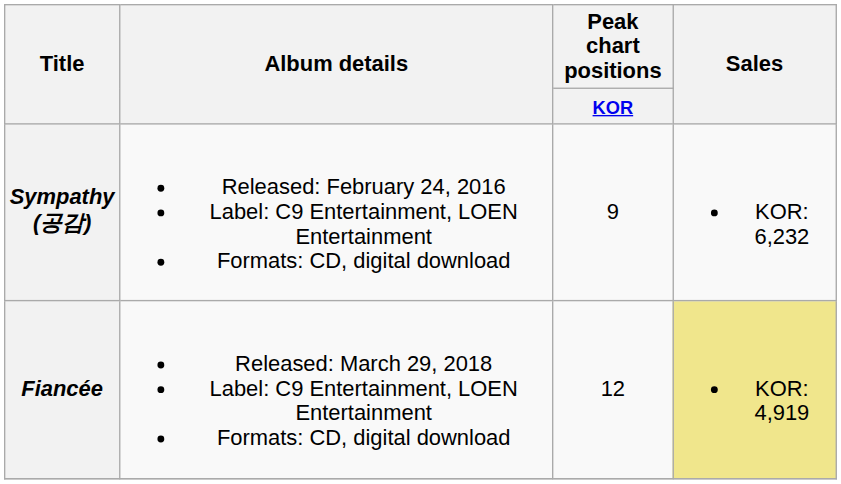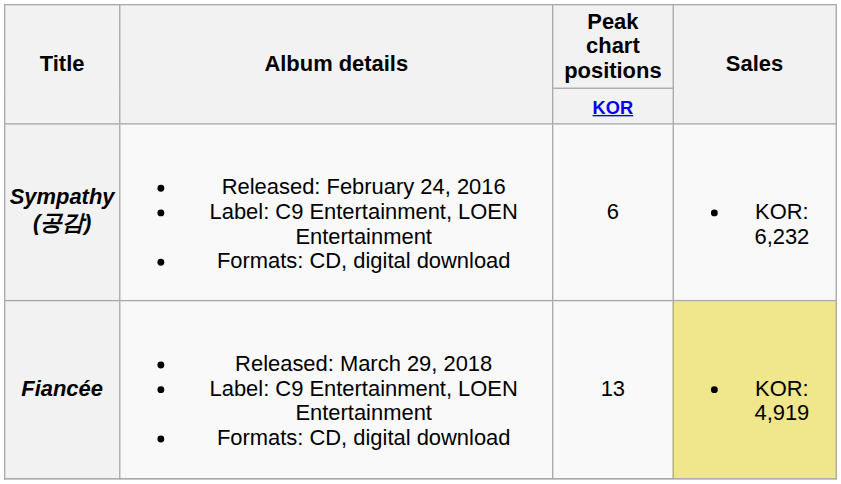(613, 211) 9 -> (613, 211) 6
(613, 389) 12 -> (613, 389) 13
